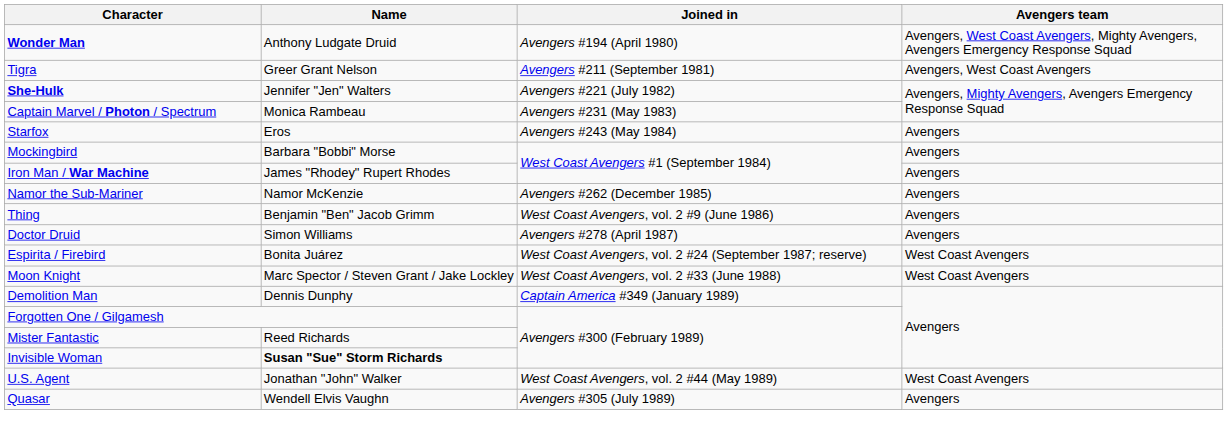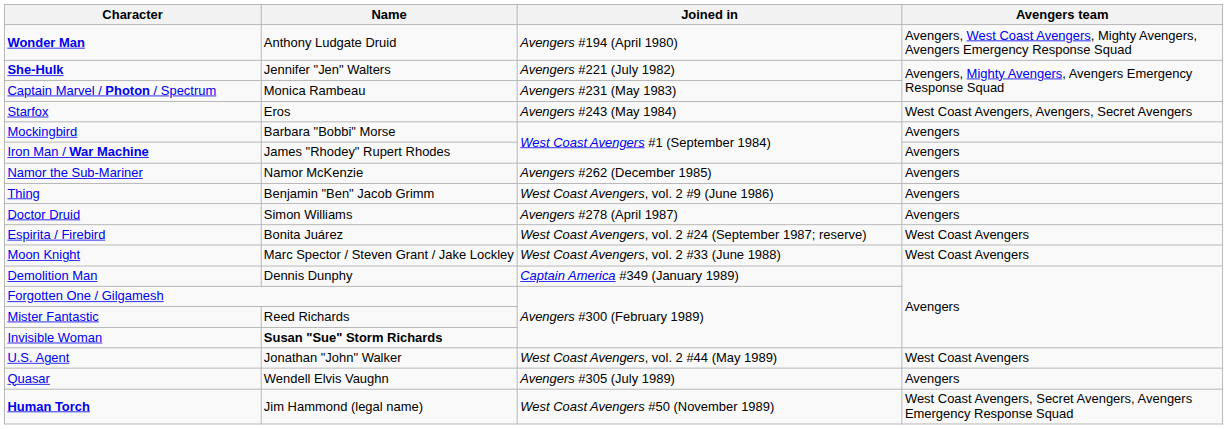- row: (22, 70)
(932, 132) Avengers -> (1049, 111) West Coast Avengers, Avengers, Secret Avengers
+ row: (49, 406)
